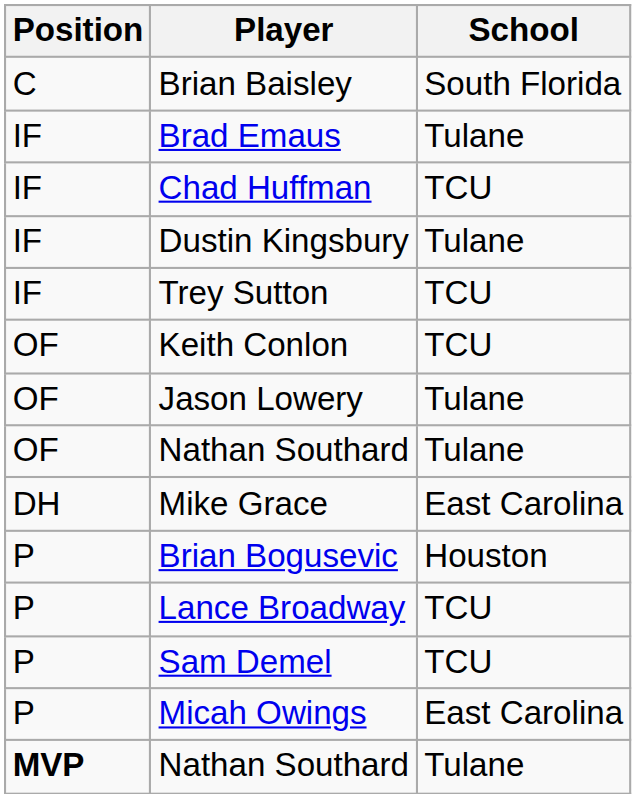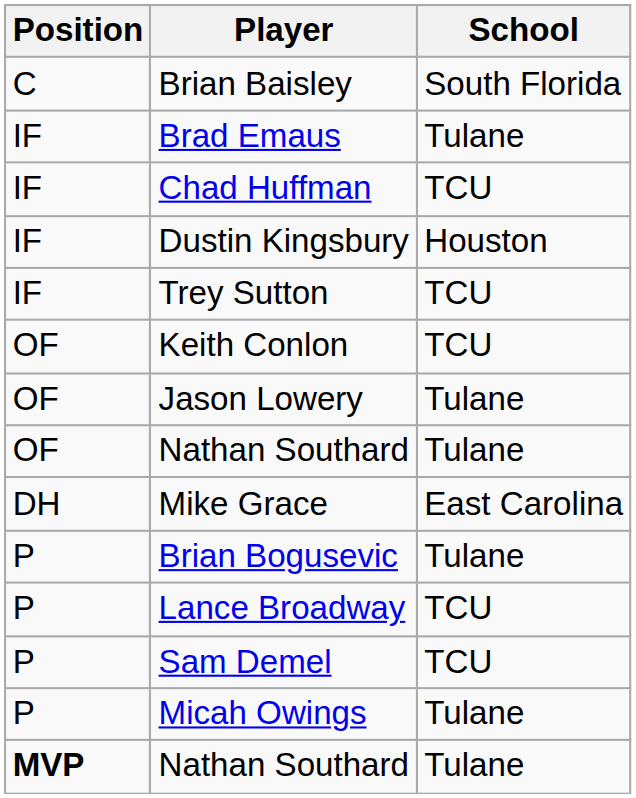(474, 240) Tulane -> (486, 240) Houston
(486, 556) Houston -> (474, 556) Tulane
(524, 713) East Carolina -> (474, 713) Tulane
